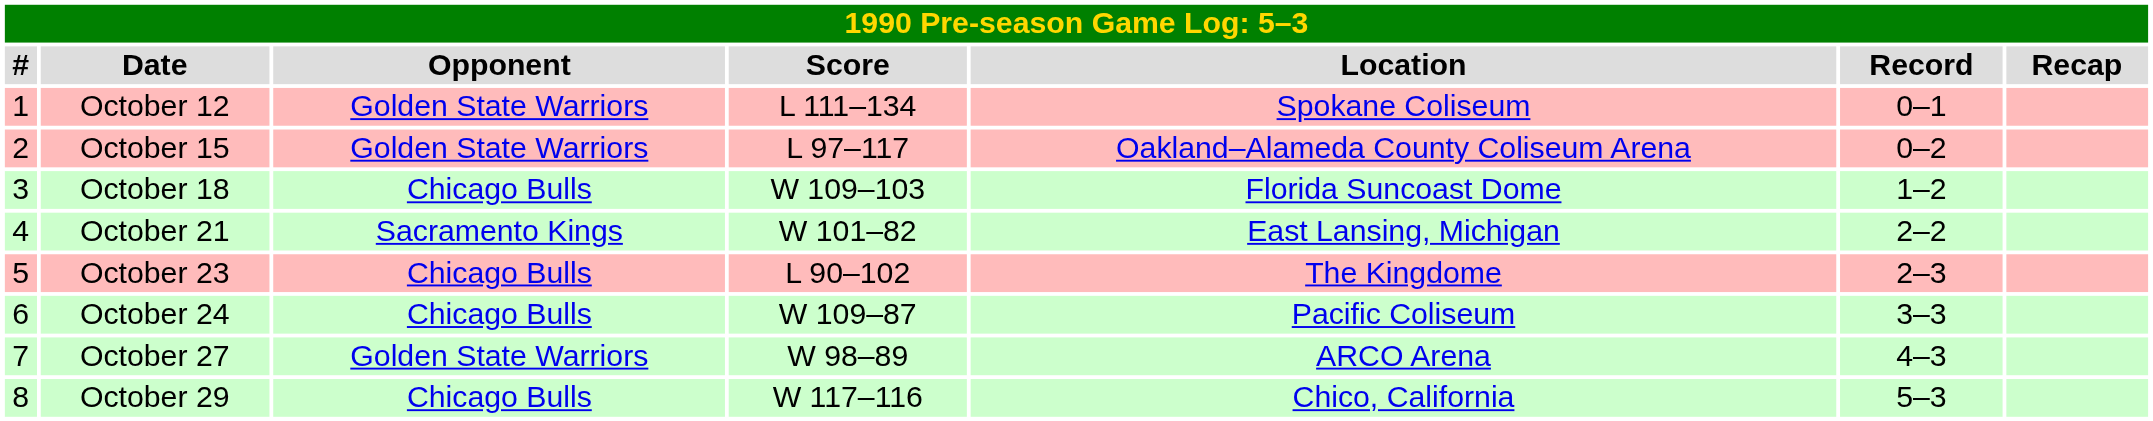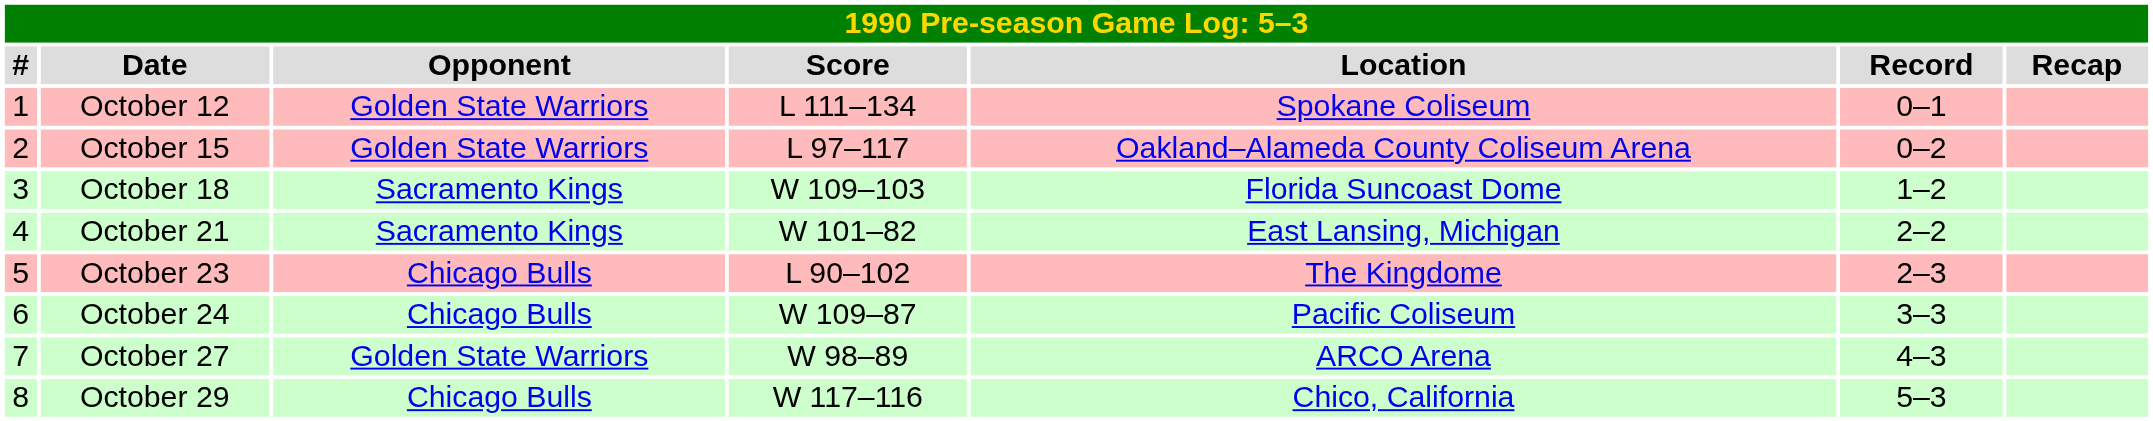(499, 189) Chicago Bulls -> (499, 189) Sacramento Kings
